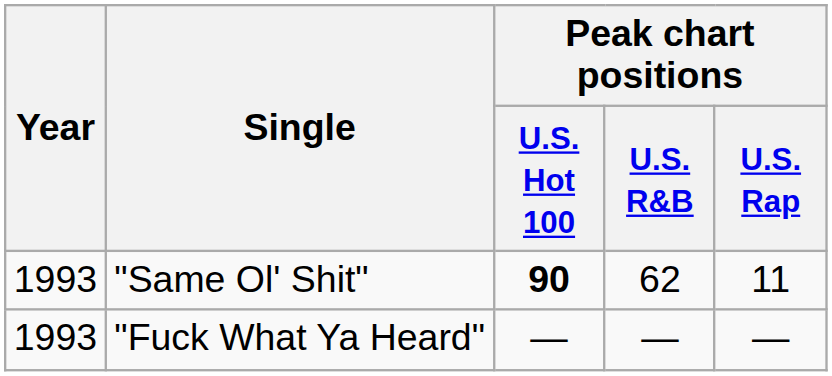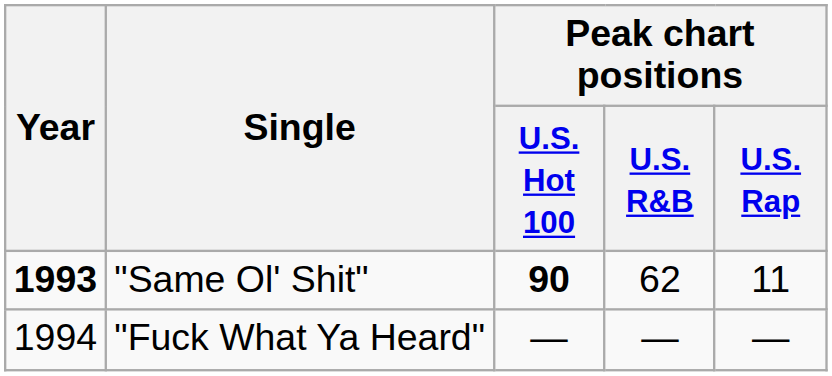(55, 279) normal -> (55, 279) bold
(55, 338) 1993 -> (55, 338) 1994
